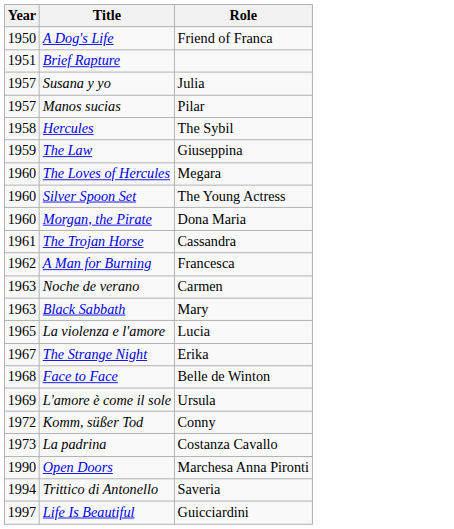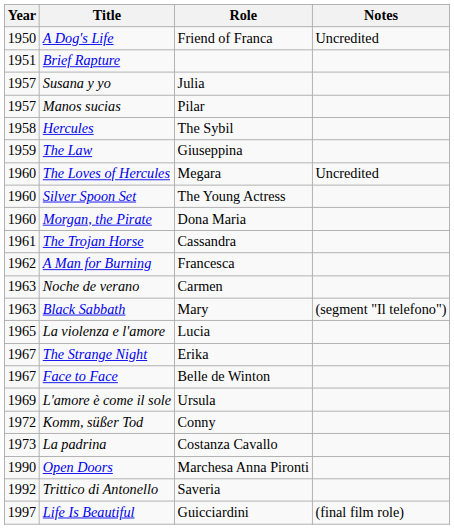+ column: (381, 15)
(22, 377) 1968 -> (22, 377) 1967
(22, 490) 1994 -> (22, 490) 1992
